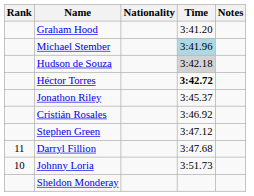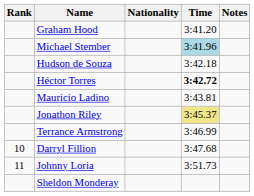(196, 64) lightgrey background -> (200, 64) no background
+ row: (73, 98)
(196, 98) no background -> (200, 115) khaki background
- row: (72, 115)
+ row: (80, 132)
- row: (68, 132)
(19, 149) 11 -> (19, 149) 10
(19, 166) 10 -> (19, 166) 11
